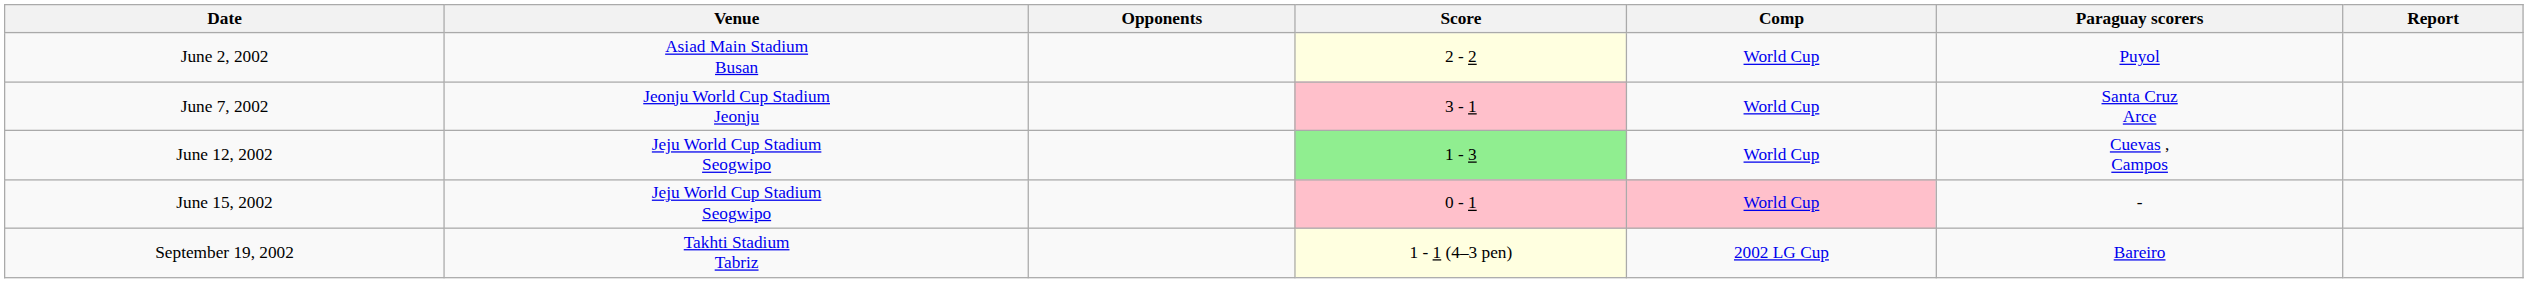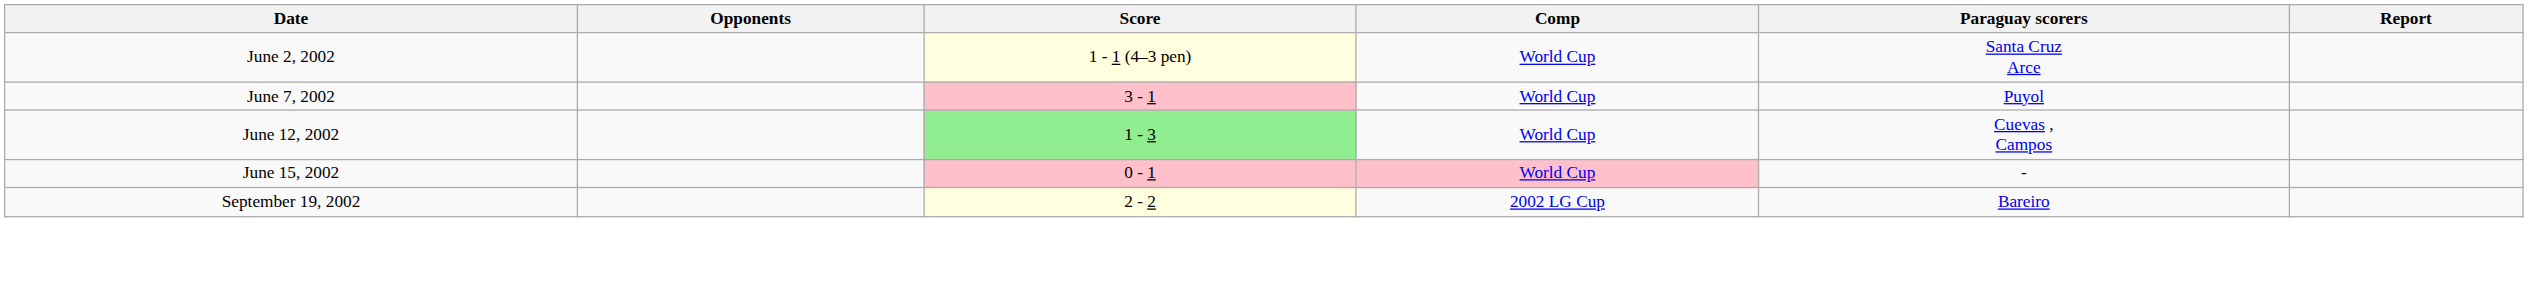- column: (737, 18)
(1461, 56) 2 - 2 -> (1140, 56) 1 - 1 (4–3 pen)
(2140, 56) Puyol -> (2024, 56) Santa Cruz Arce
(2140, 105) Santa Cruz Arce -> (2024, 95) Puyol
(1461, 252) 1 - 1 (4–3 pen) -> (1140, 201) 2 - 2
